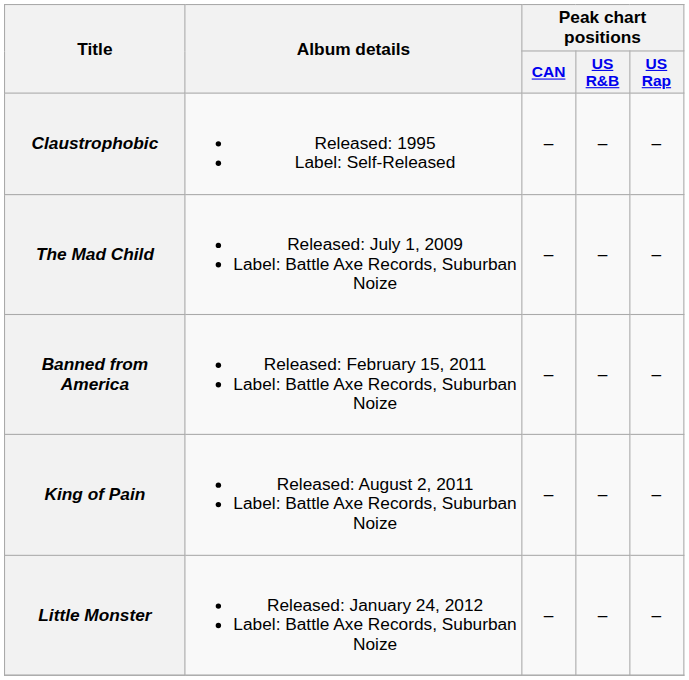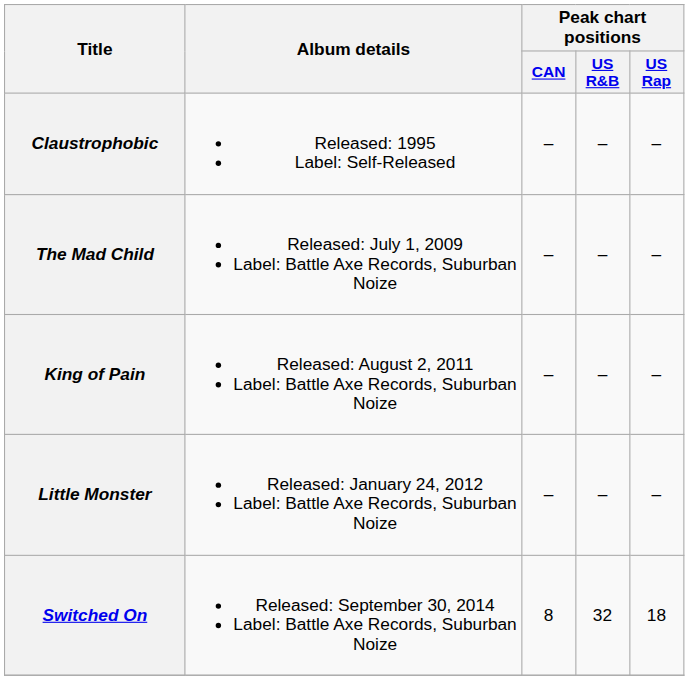- row: (95, 374)
+ row: (95, 615)
